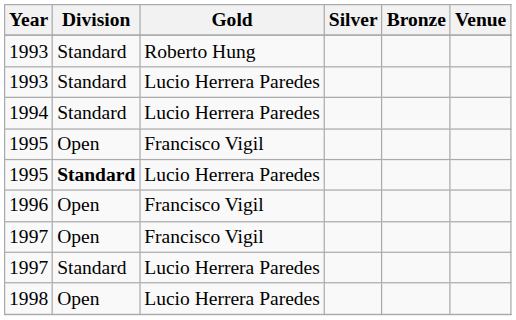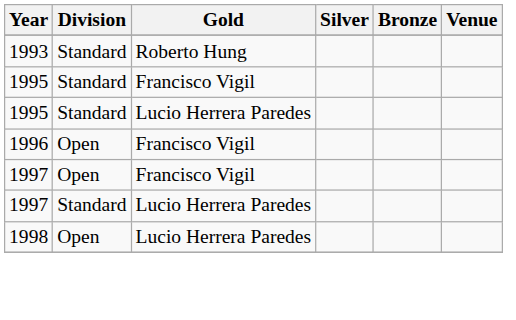- row: (29, 81)
- row: (29, 112)
(78, 143) Open -> (92, 81) Standard
(96, 174) bold -> (92, 112) normal
